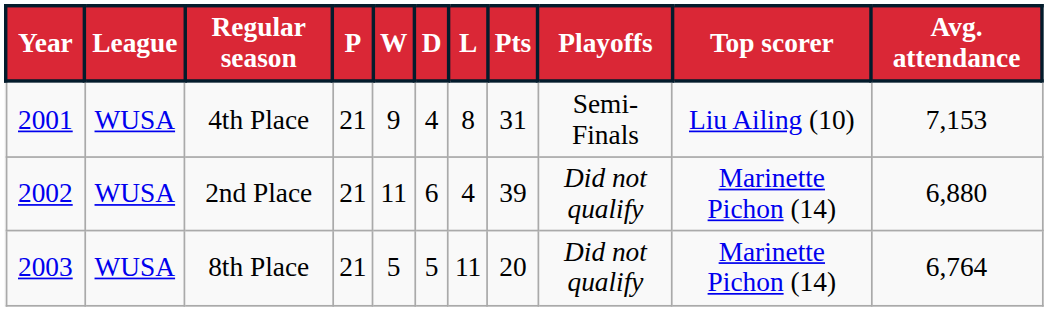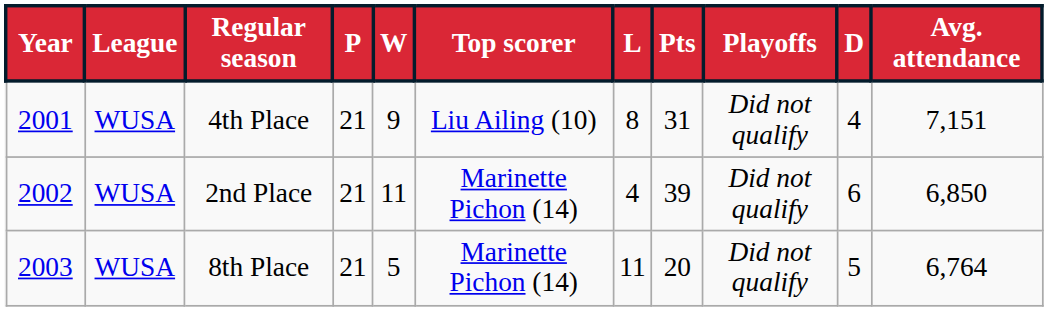columns swapped: (432, 43) <-> (772, 43)
(605, 119) Semi-Finals -> (770, 119) Did not qualify
(957, 119) 7,153 -> (957, 119) 7,151
(957, 193) 6,880 -> (957, 193) 6,850
